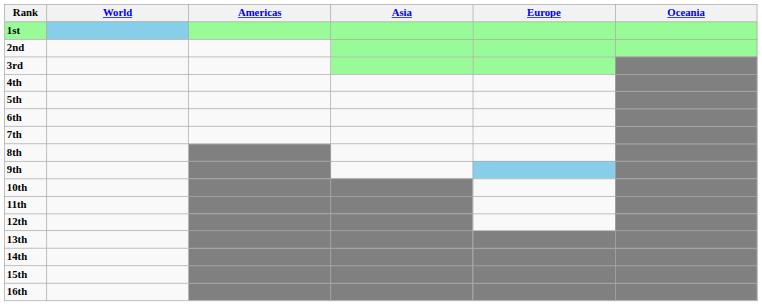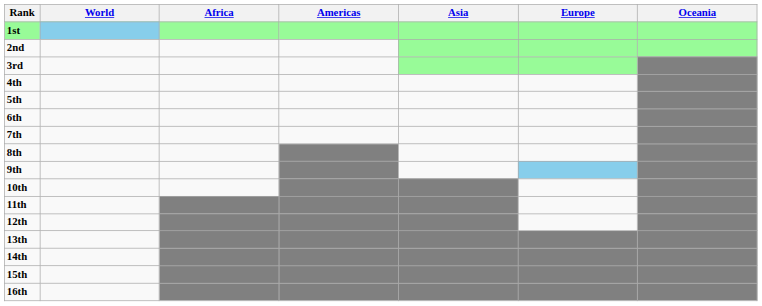+ column: (219, 12)
